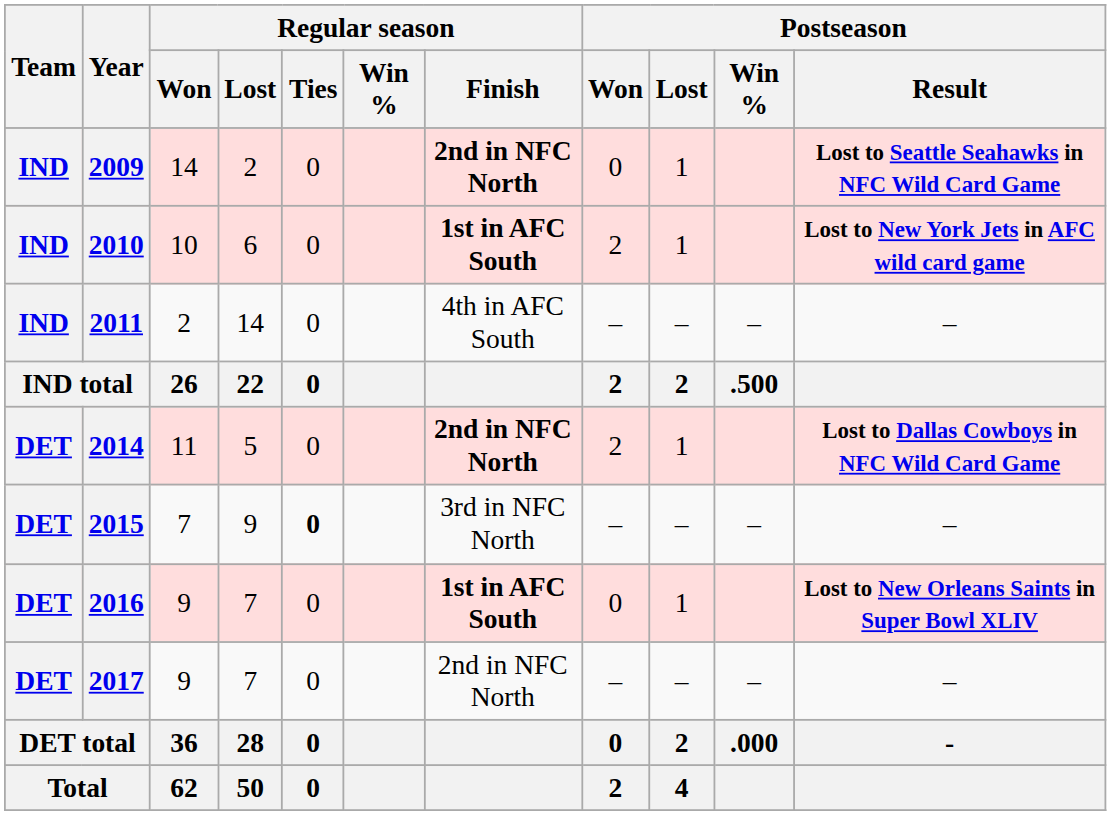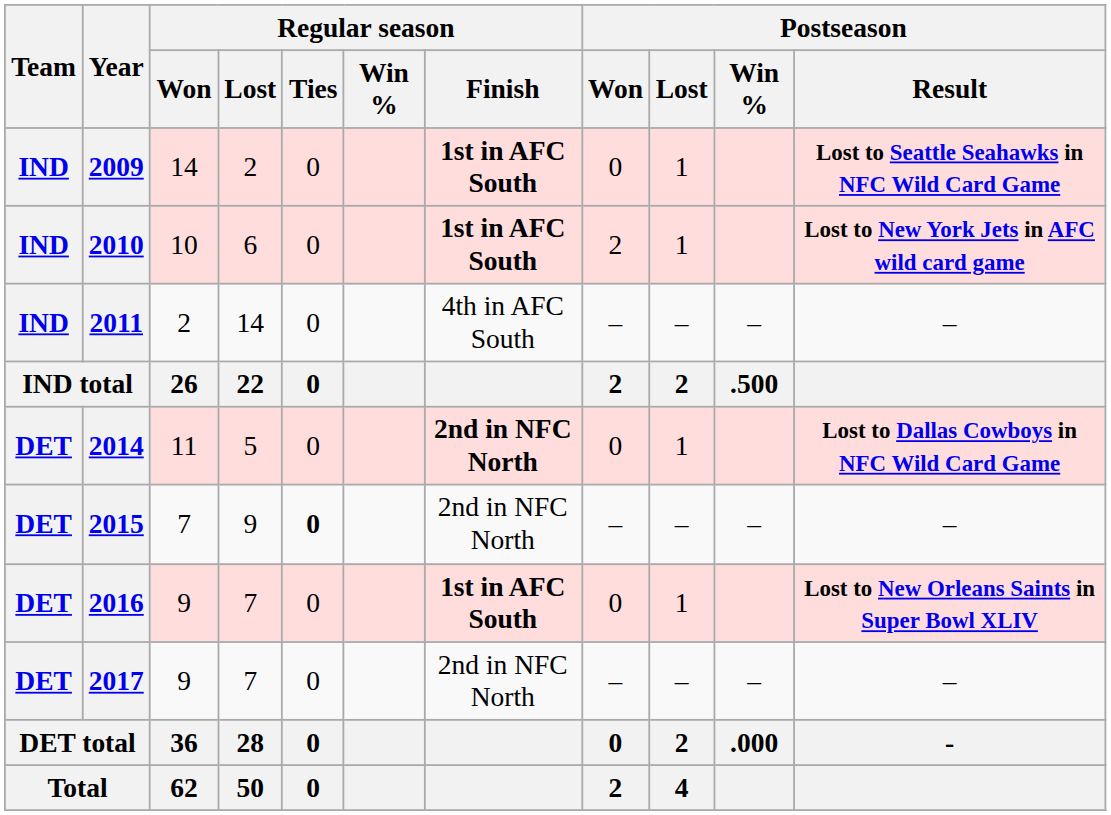(503, 166) 2nd in NFC North -> (503, 166) 1st in AFC South
(615, 446) 2 -> (615, 446) 0
(503, 524) 3rd in NFC North -> (503, 524) 2nd in NFC North
